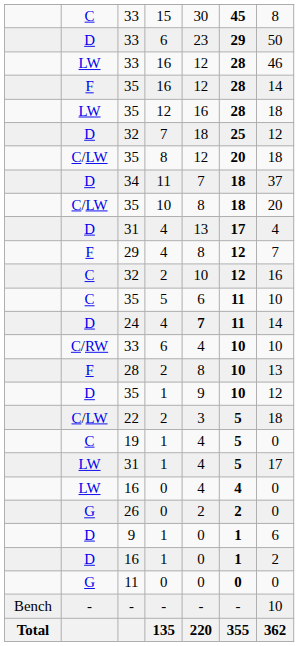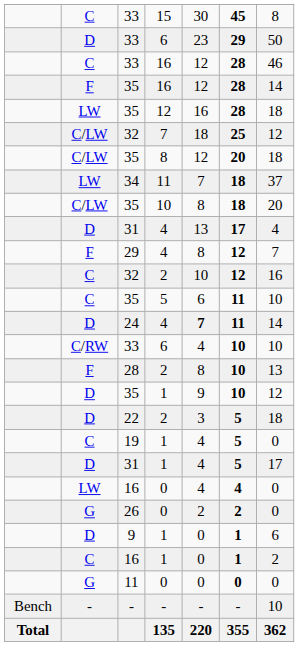(90, 63) LW -> (90, 63) C
(90, 134) D -> (90, 134) C/LW
(90, 181) D -> (90, 181) LW
(90, 417) C/LW -> (90, 417) D
(90, 464) LW -> (90, 464) D
(90, 559) D -> (90, 559) C
